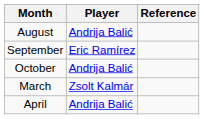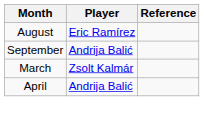(101, 31) Andrija Balić -> (102, 31) Eric Ramírez
(102, 50) Eric Ramírez -> (101, 50) Andrija Balić
- row: (35, 68)
